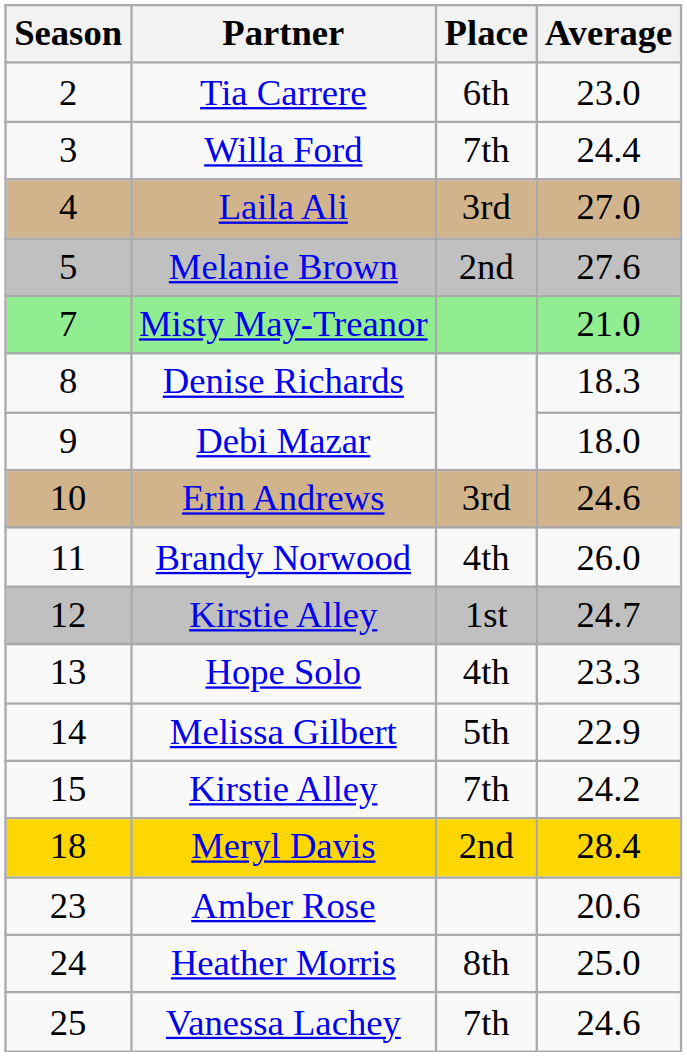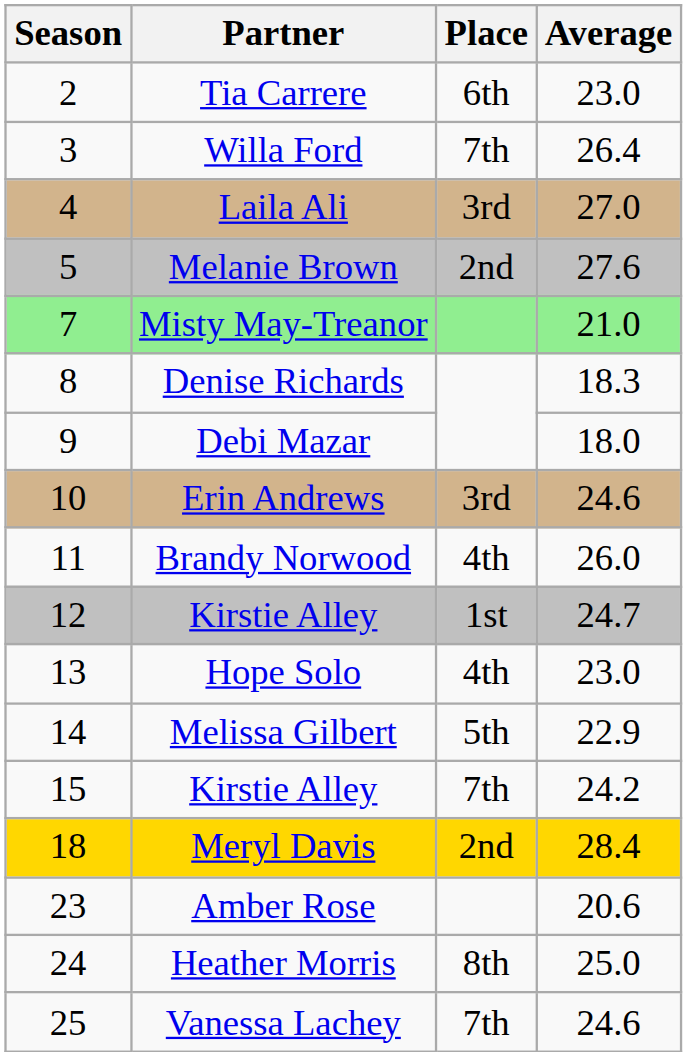(609, 149) 24.4 -> (609, 149) 26.4
(609, 672) 23.3 -> (609, 672) 23.0
